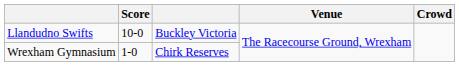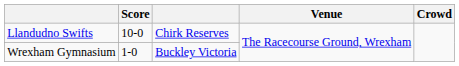(196, 33) Buckley Victoria -> (192, 33) Chirk Reserves
(192, 52) Chirk Reserves -> (196, 52) Buckley Victoria
